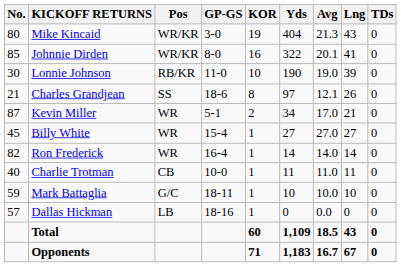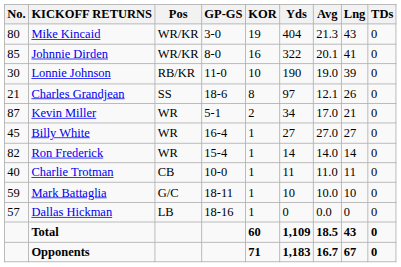(216, 133) 15-4 -> (216, 133) 16-4
(216, 152) 16-4 -> (216, 152) 15-4
